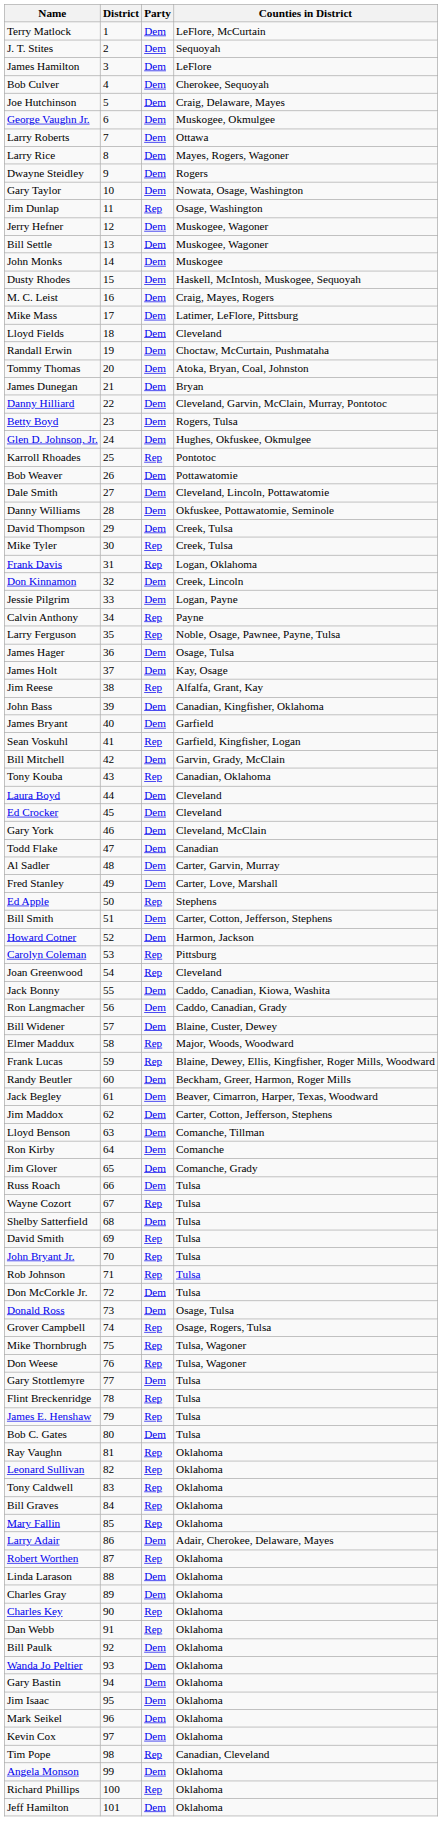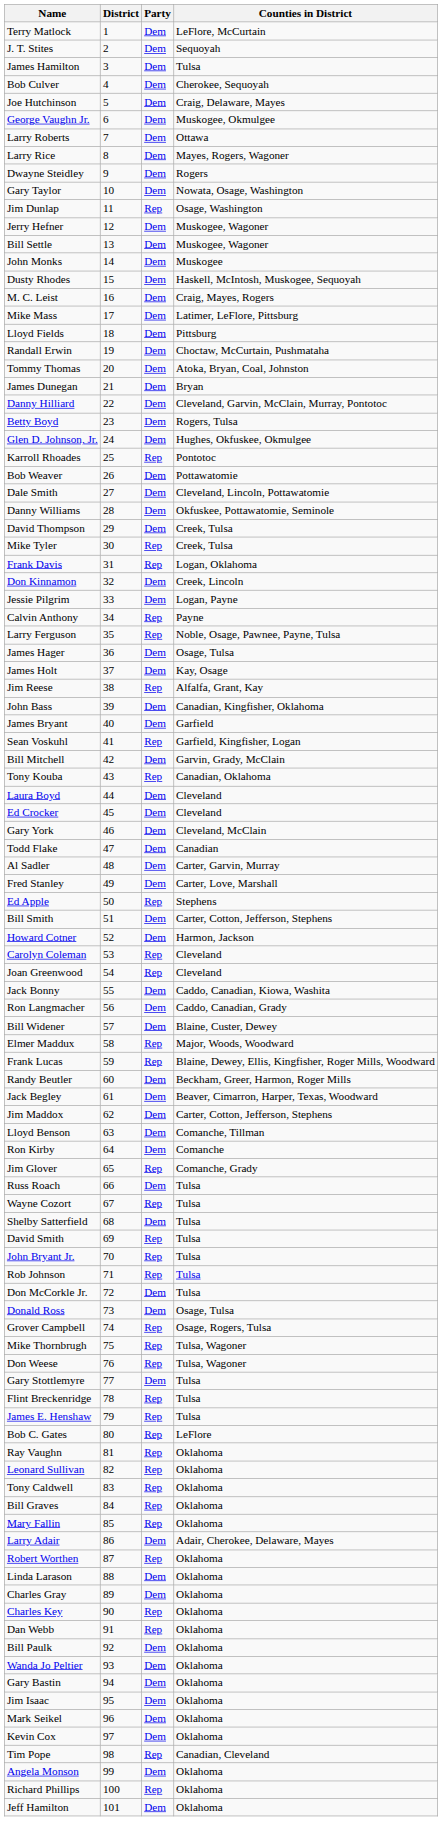(194, 66) LeFlore -> (188, 66) Tulsa
(199, 333) Cleveland -> (196, 333) Pittsburg
(196, 954) Pittsburg -> (199, 954) Cleveland
(155, 1167) Dem -> (153, 1167) Rep
(155, 1434) Dem -> (153, 1434) Rep
(188, 1434) Tulsa -> (194, 1434) LeFlore
